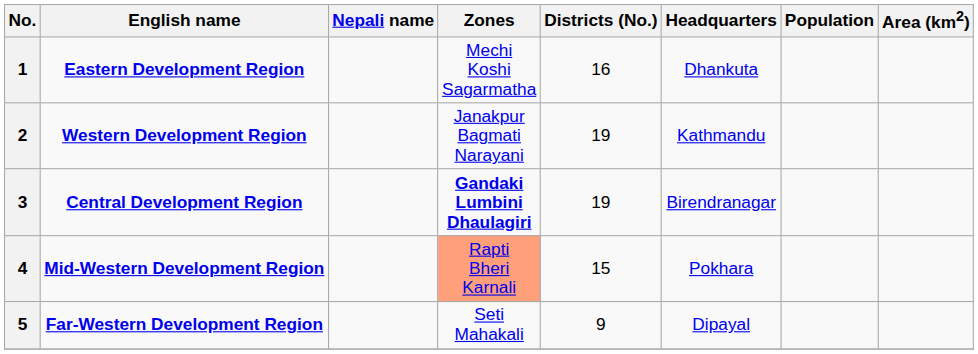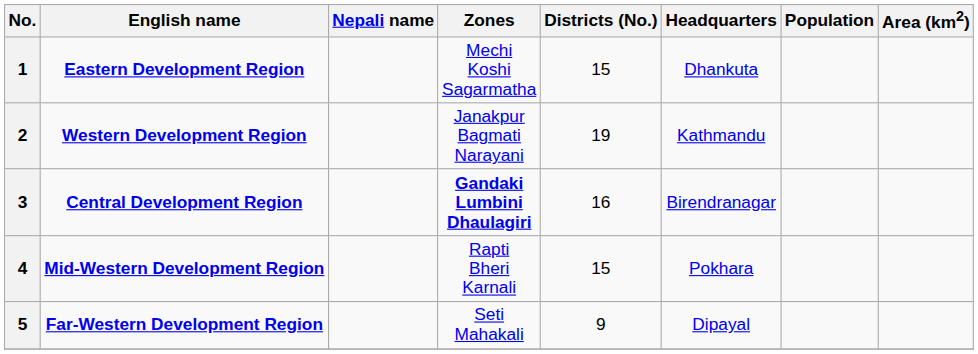(601, 69) 16 -> (601, 69) 15
(601, 202) 19 -> (601, 202) 16
(489, 268) lightsalmon background -> (489, 268) no background
